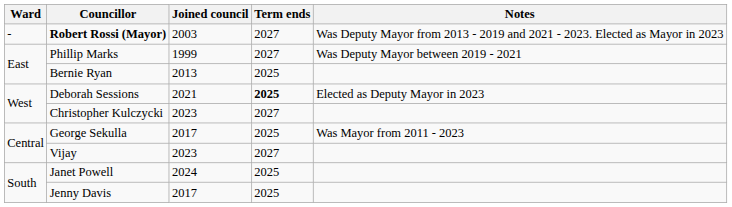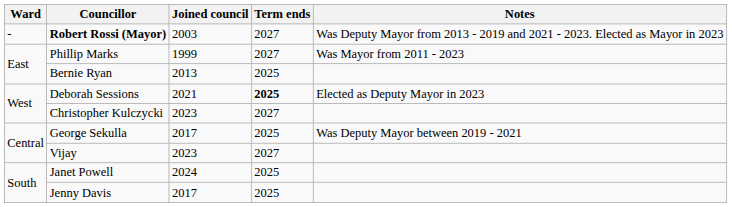(419, 53) Was Deputy Mayor between 2019 - 2021 -> (390, 53) Was Mayor from 2011 - 2023
(390, 133) Was Mayor from 2011 - 2023 -> (419, 133) Was Deputy Mayor between 2019 - 2021
